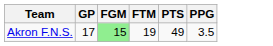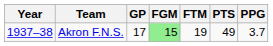+ column: (30, 14)
(206, 32) 3.5 -> (257, 32) 3.7
